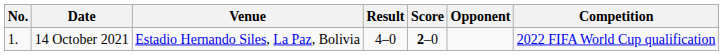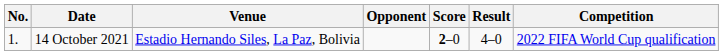columns swapped: (480, 16) <-> (385, 16)
